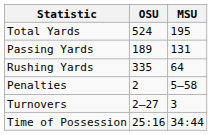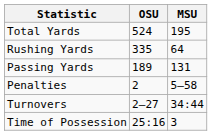rows swapped: (50, 49) <-> (50, 67)
(174, 103) 3 -> (187, 103) 34:44
(187, 121) 34:44 -> (174, 121) 3
